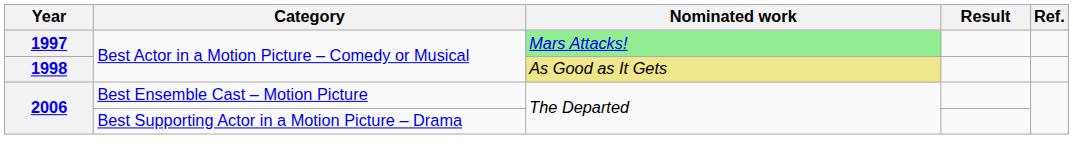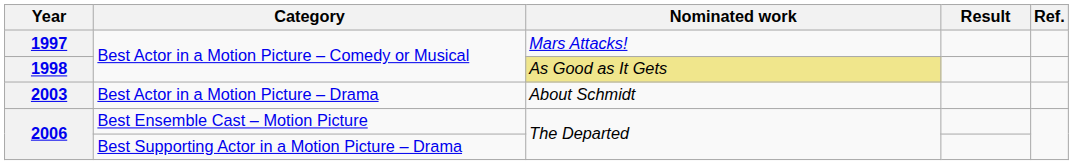(578, 43) lightgreen background -> (578, 43) no background
+ row: (49, 95)
